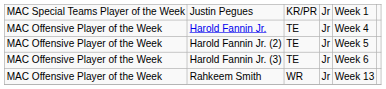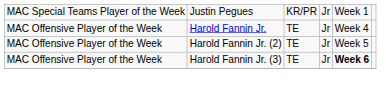(352, 60) normal -> (352, 60) bold
- row: (225, 76)
